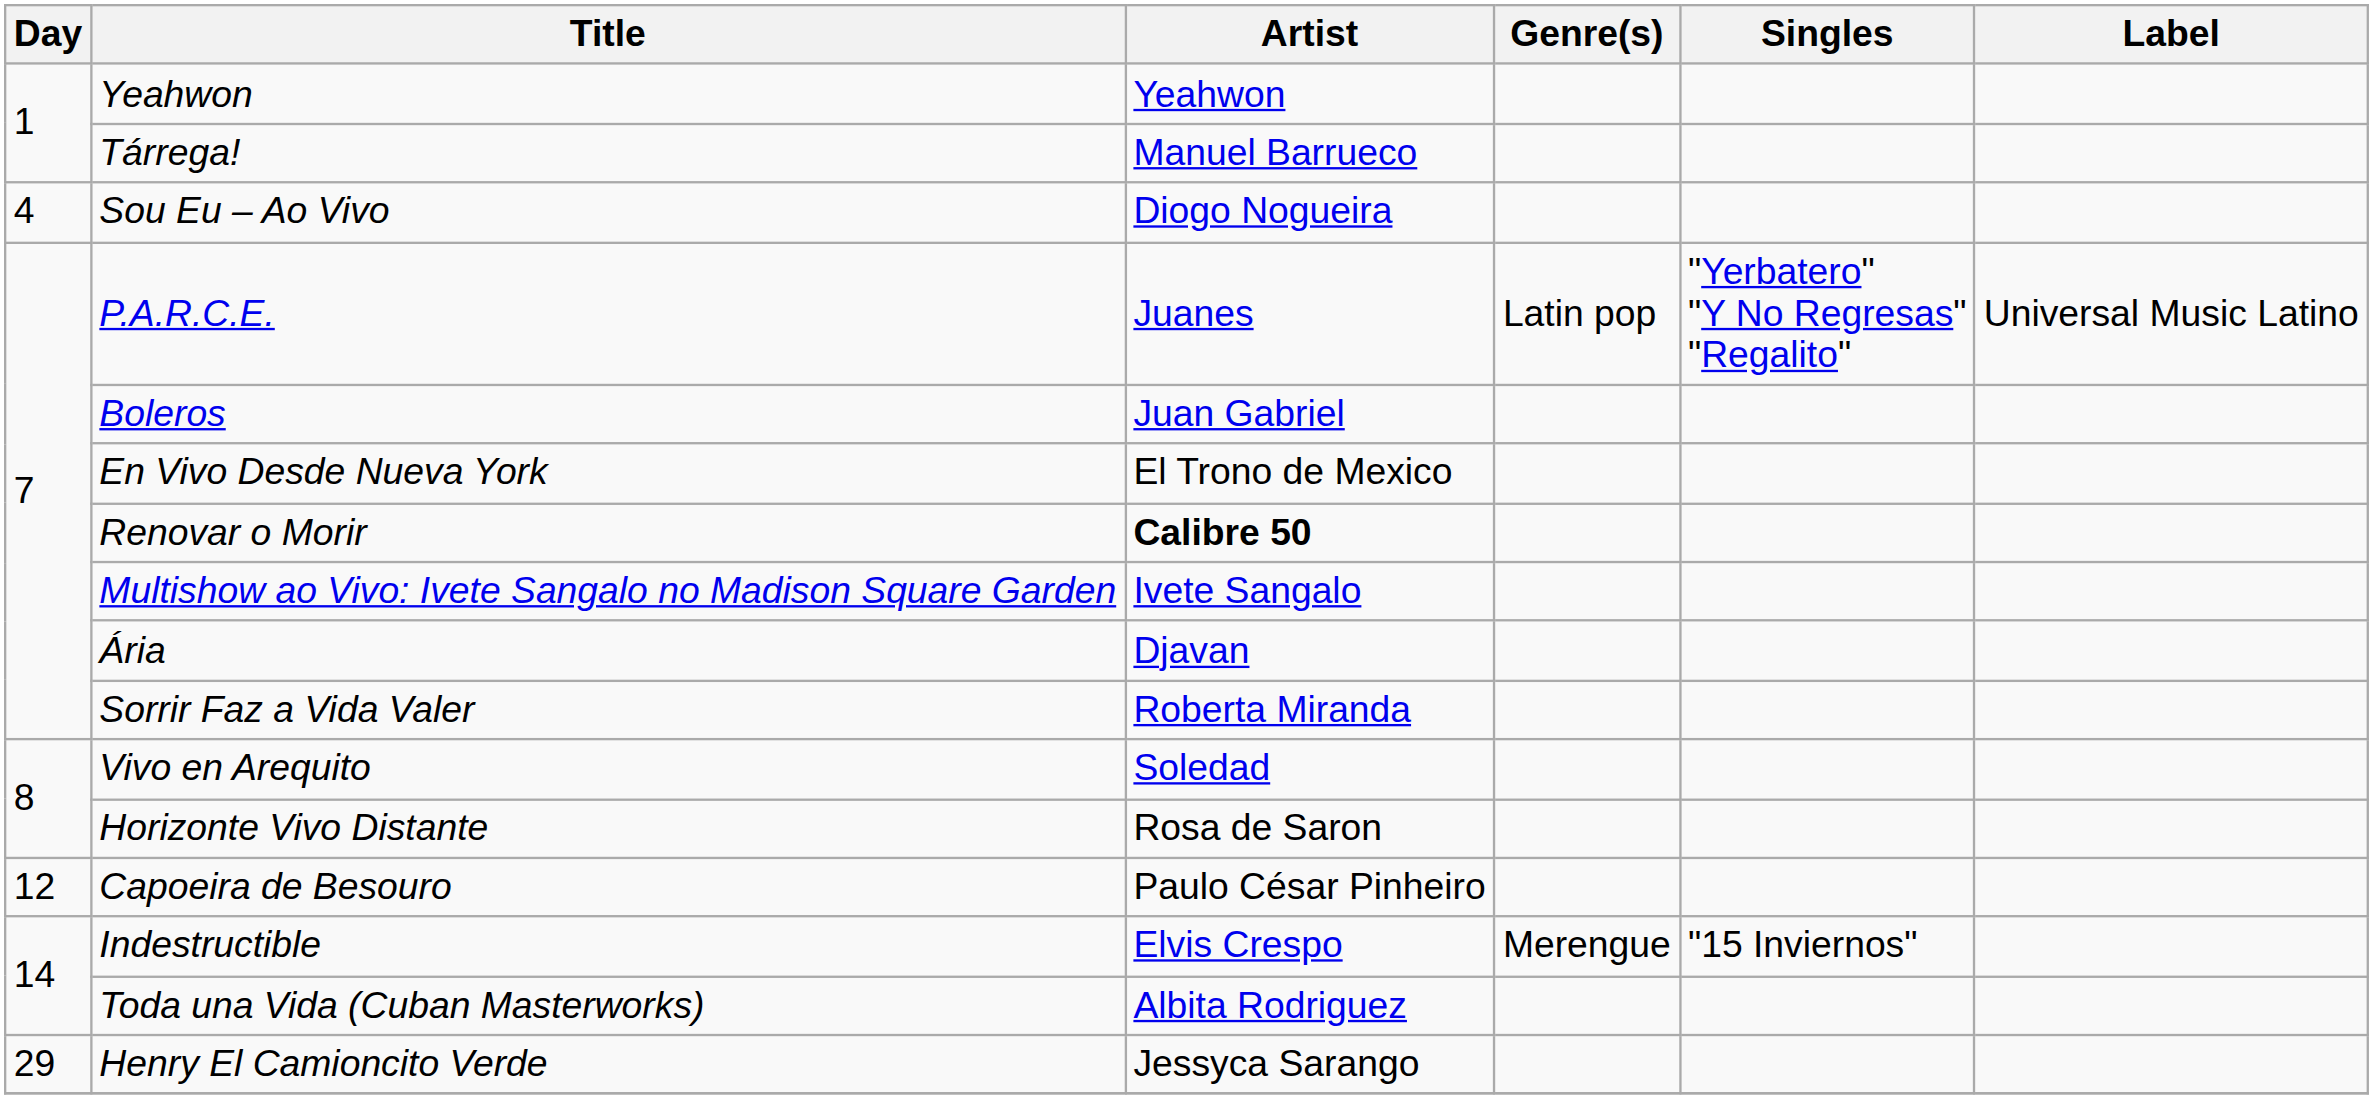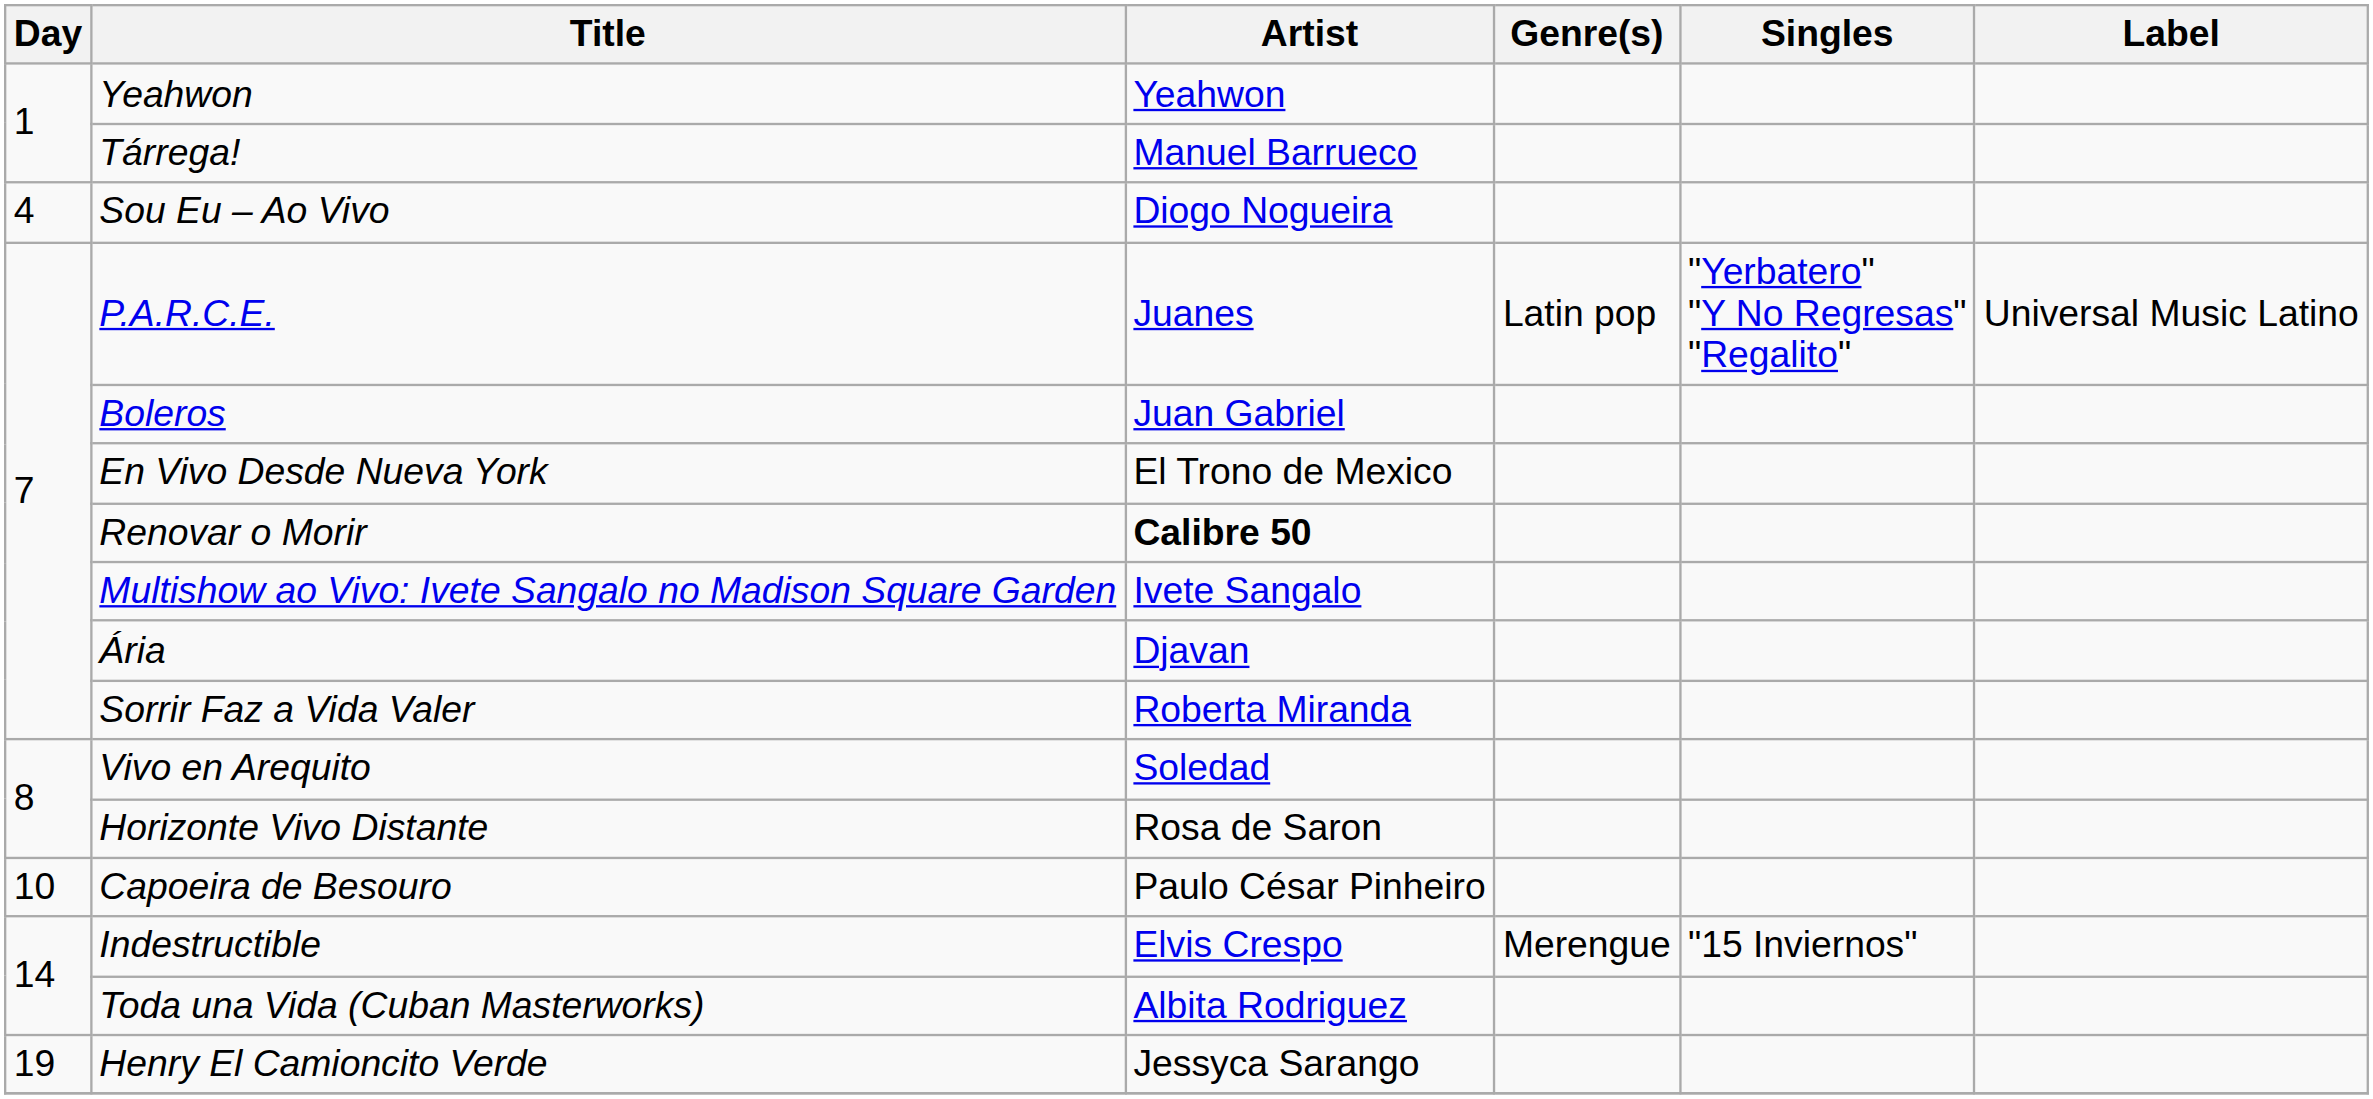(34, 886) 12 -> (34, 886) 10
(34, 1063) 29 -> (34, 1063) 19
